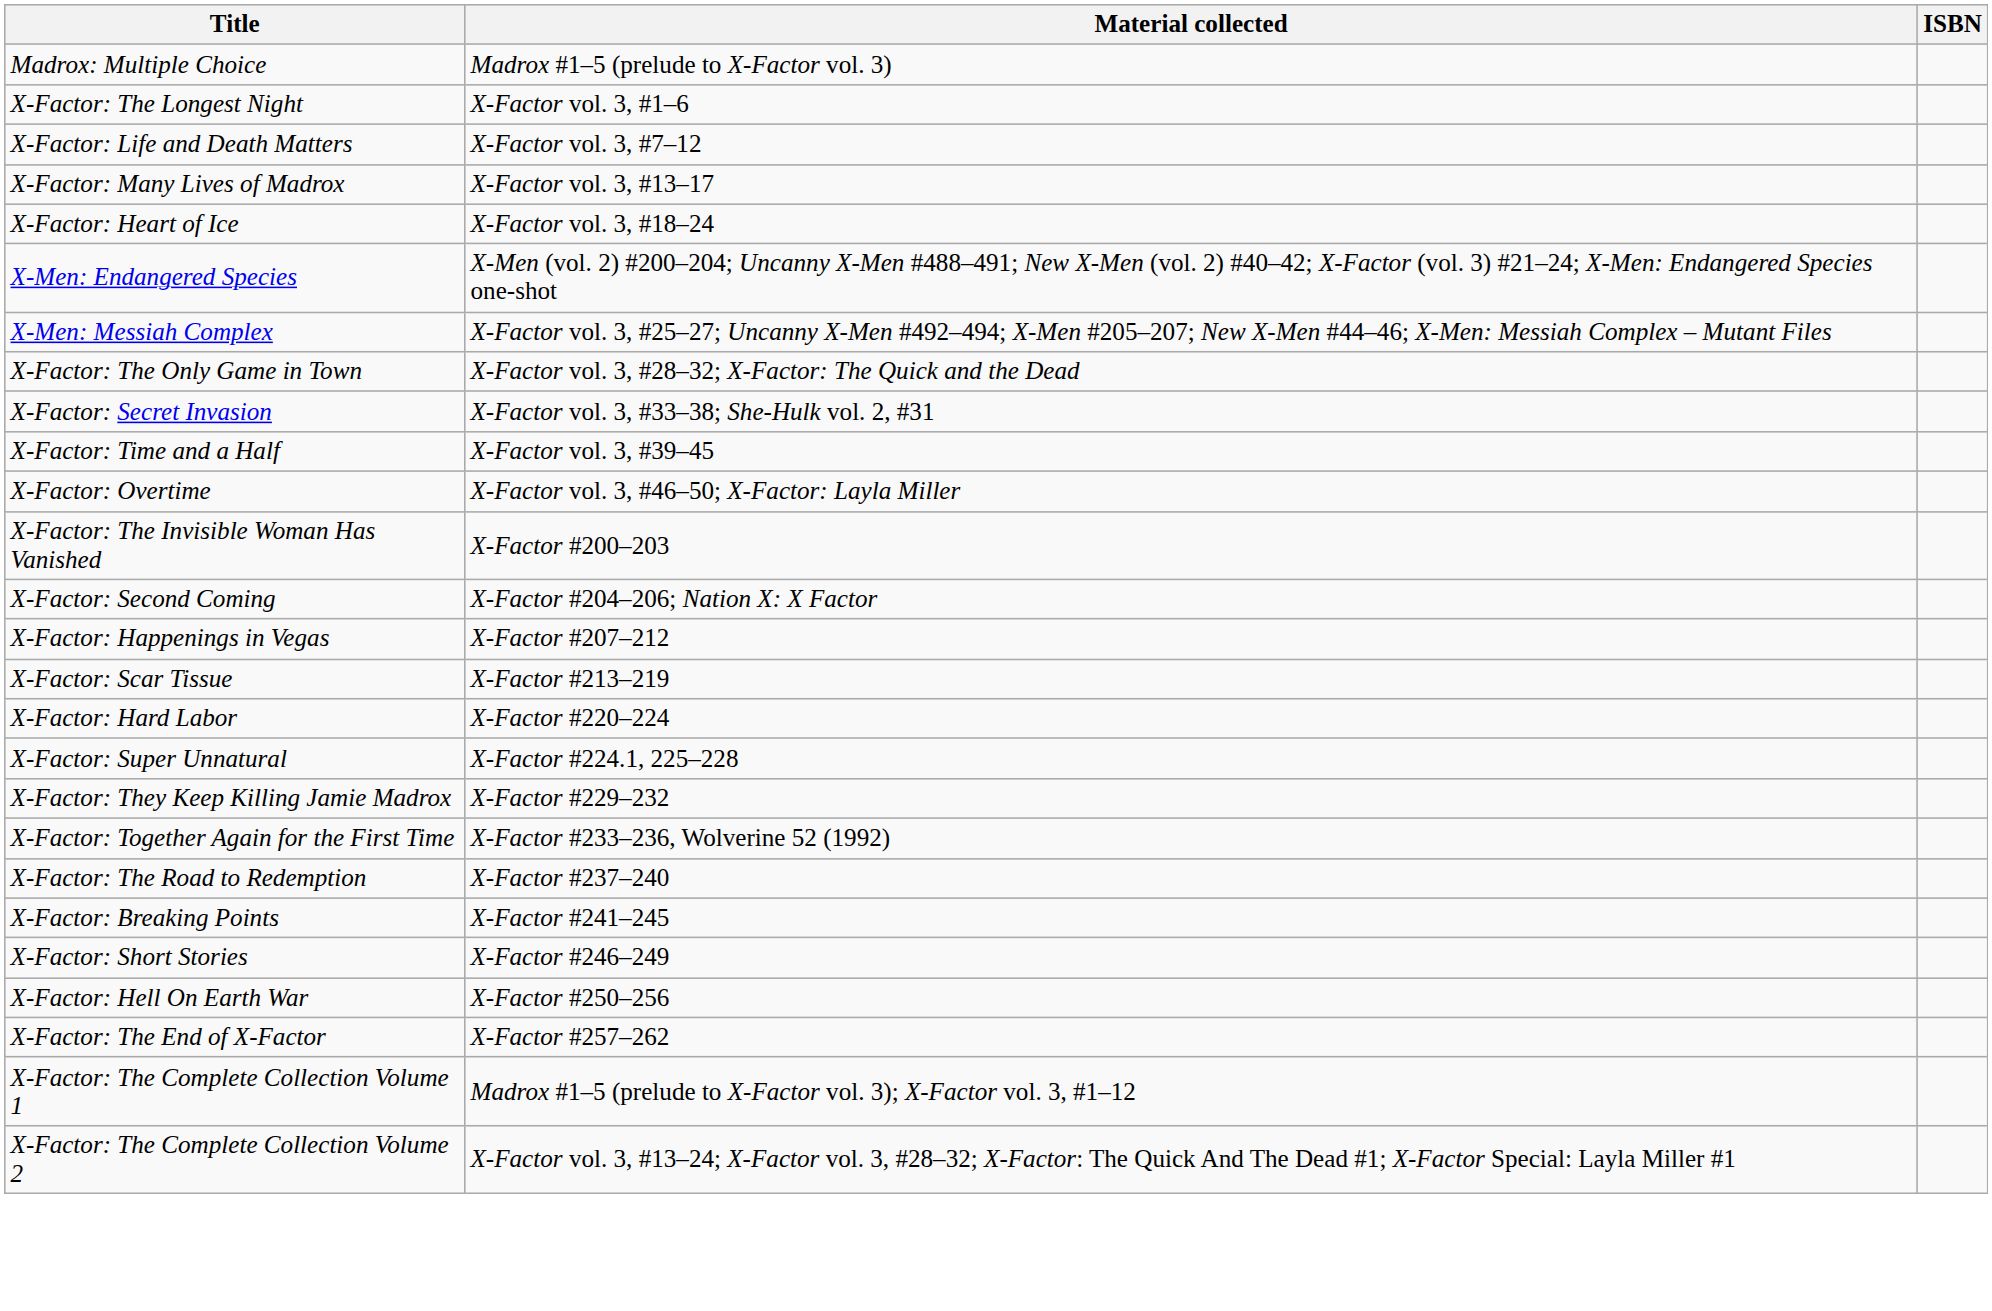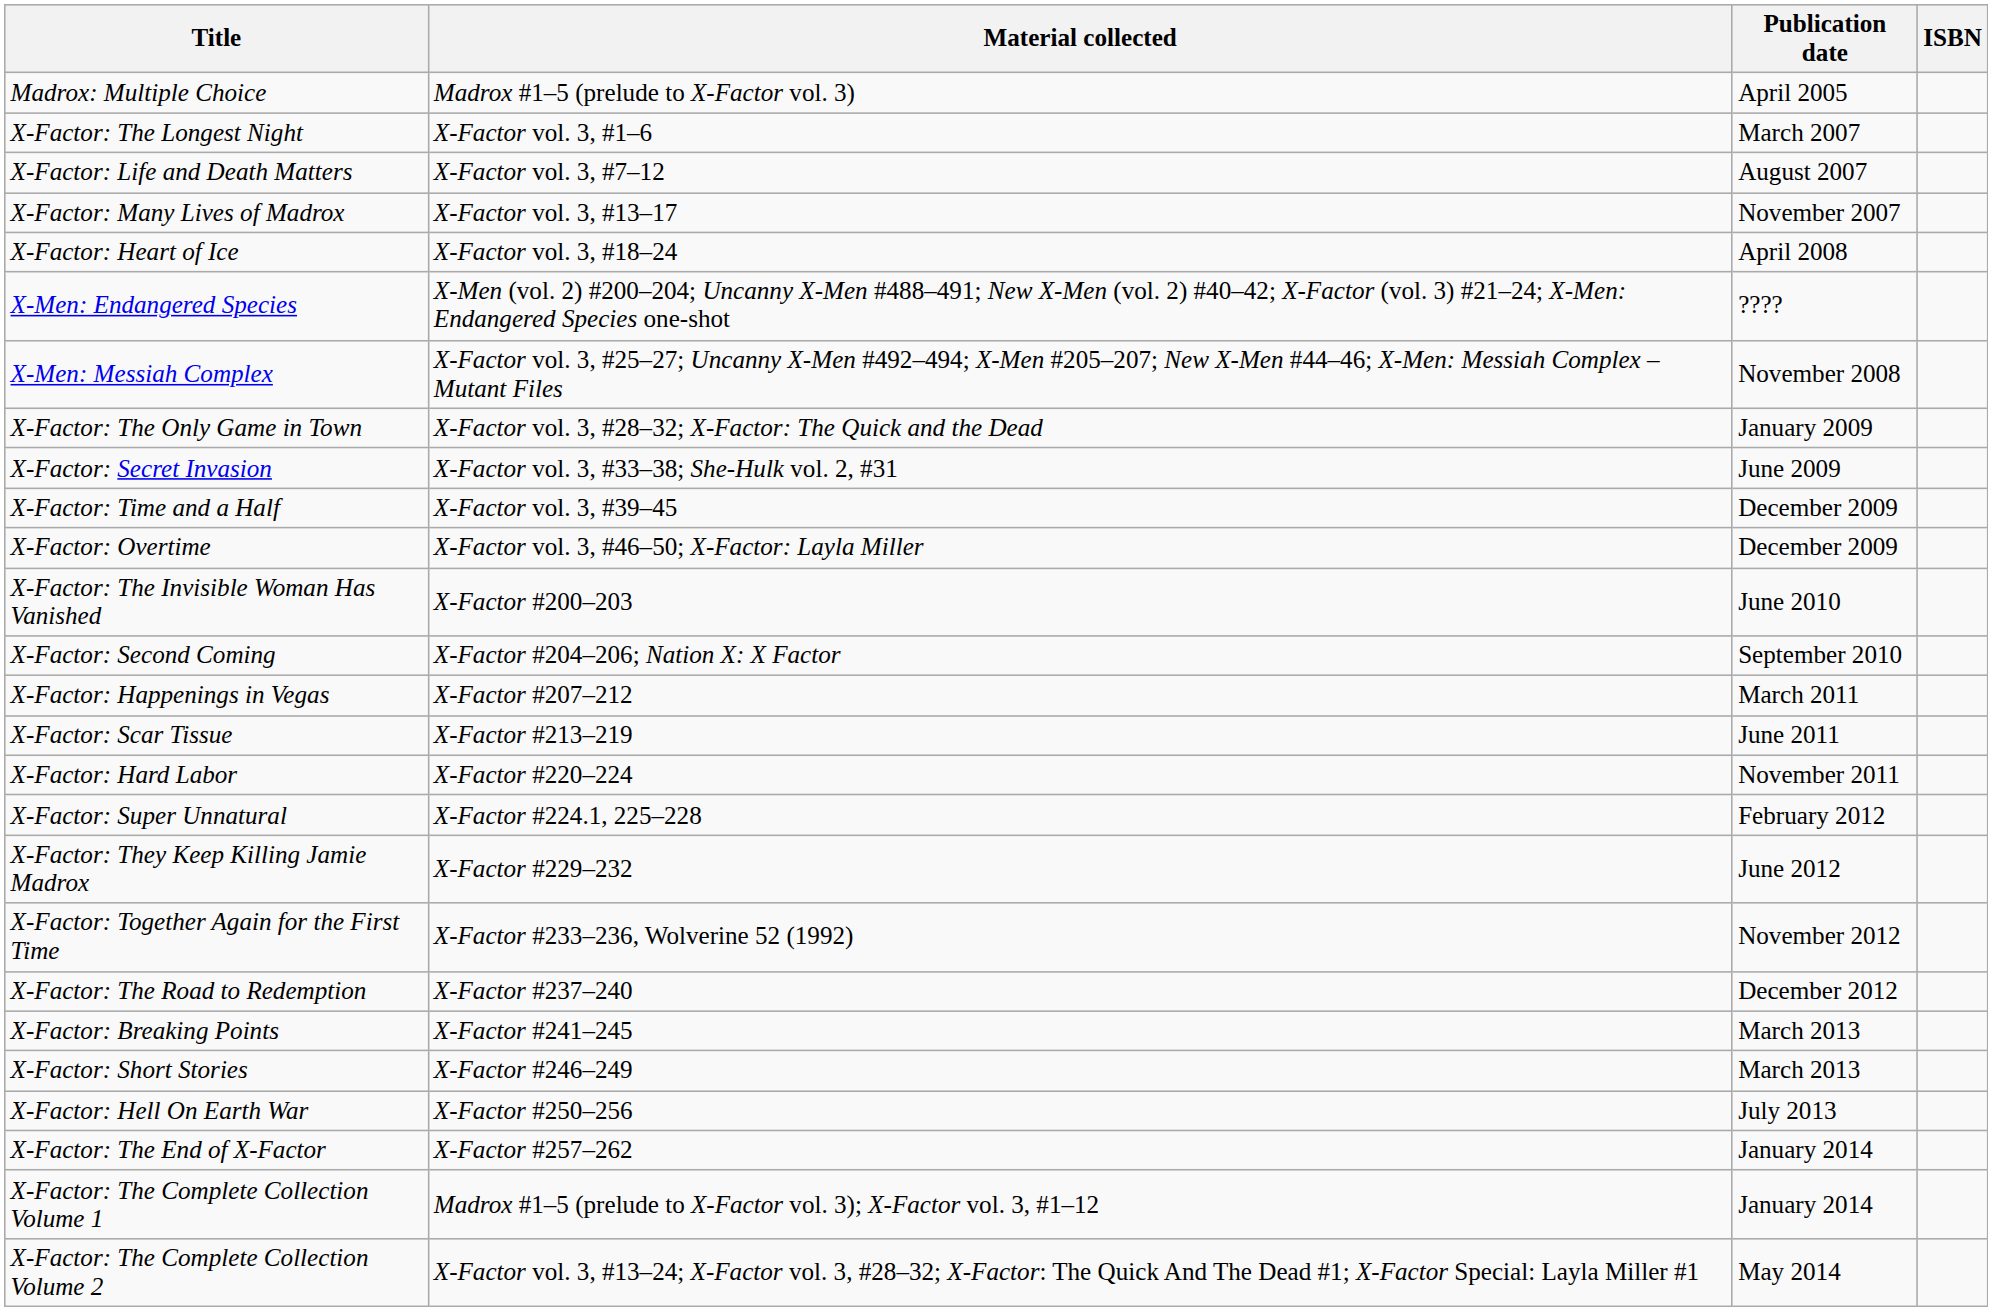+ column: (1825, 38)
